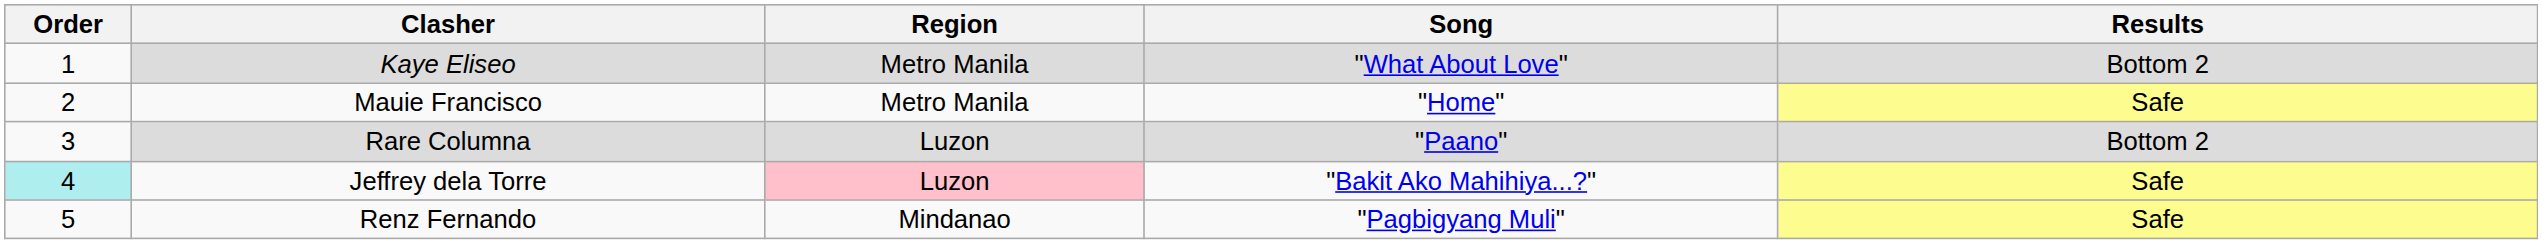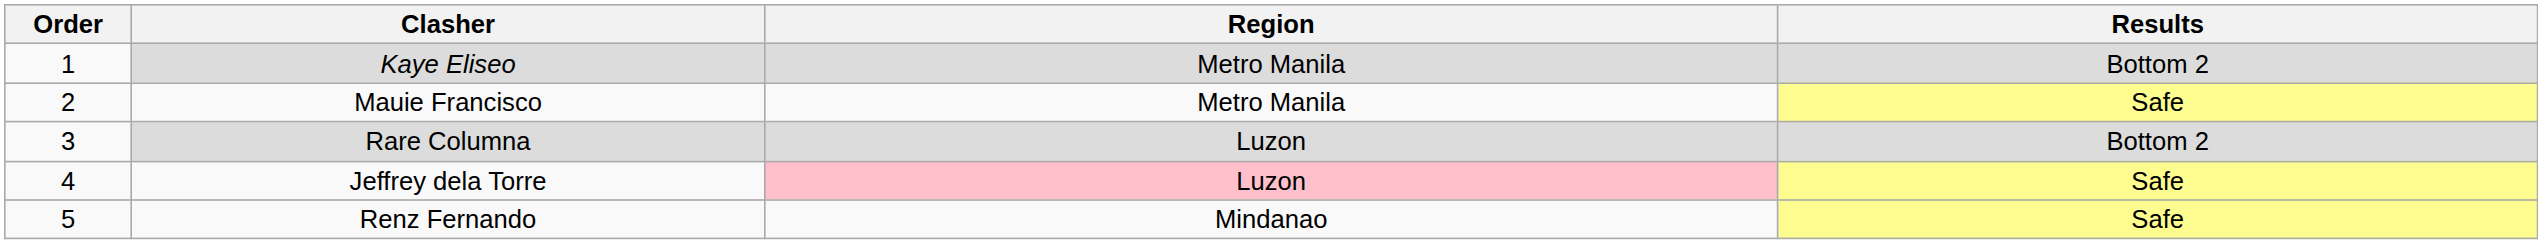- column: (1461, 24)
(68, 180) paleturquoise background -> (68, 180) no background
